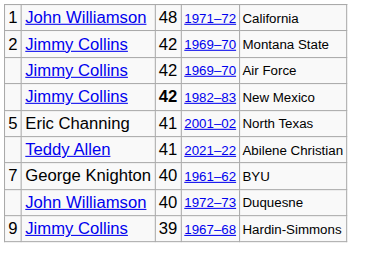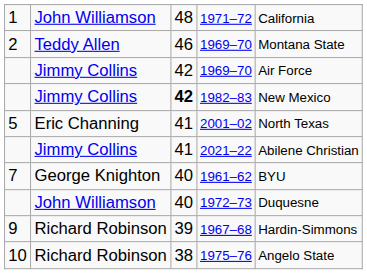(77, 44) Jimmy Collins -> (77, 44) Teddy Allen
(168, 44) 42 -> (184, 44) 46
(68, 149) Teddy Allen -> (86, 149) Jimmy Collins
(77, 228) Jimmy Collins -> (101, 228) Richard Robinson
+ row: (18, 255)
